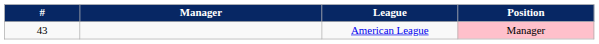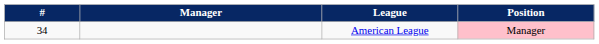(42, 30) 43 -> (42, 30) 34
